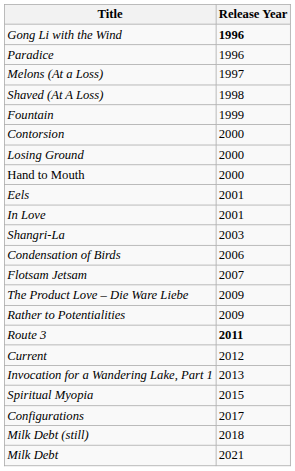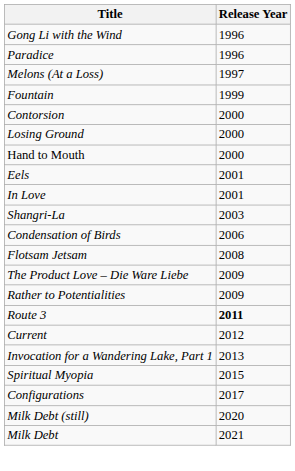(231, 34) bold -> (231, 34) normal
- row: (55, 94)
(231, 275) 2007 -> (231, 255) 2008
(231, 435) 2018 -> (231, 415) 2020
